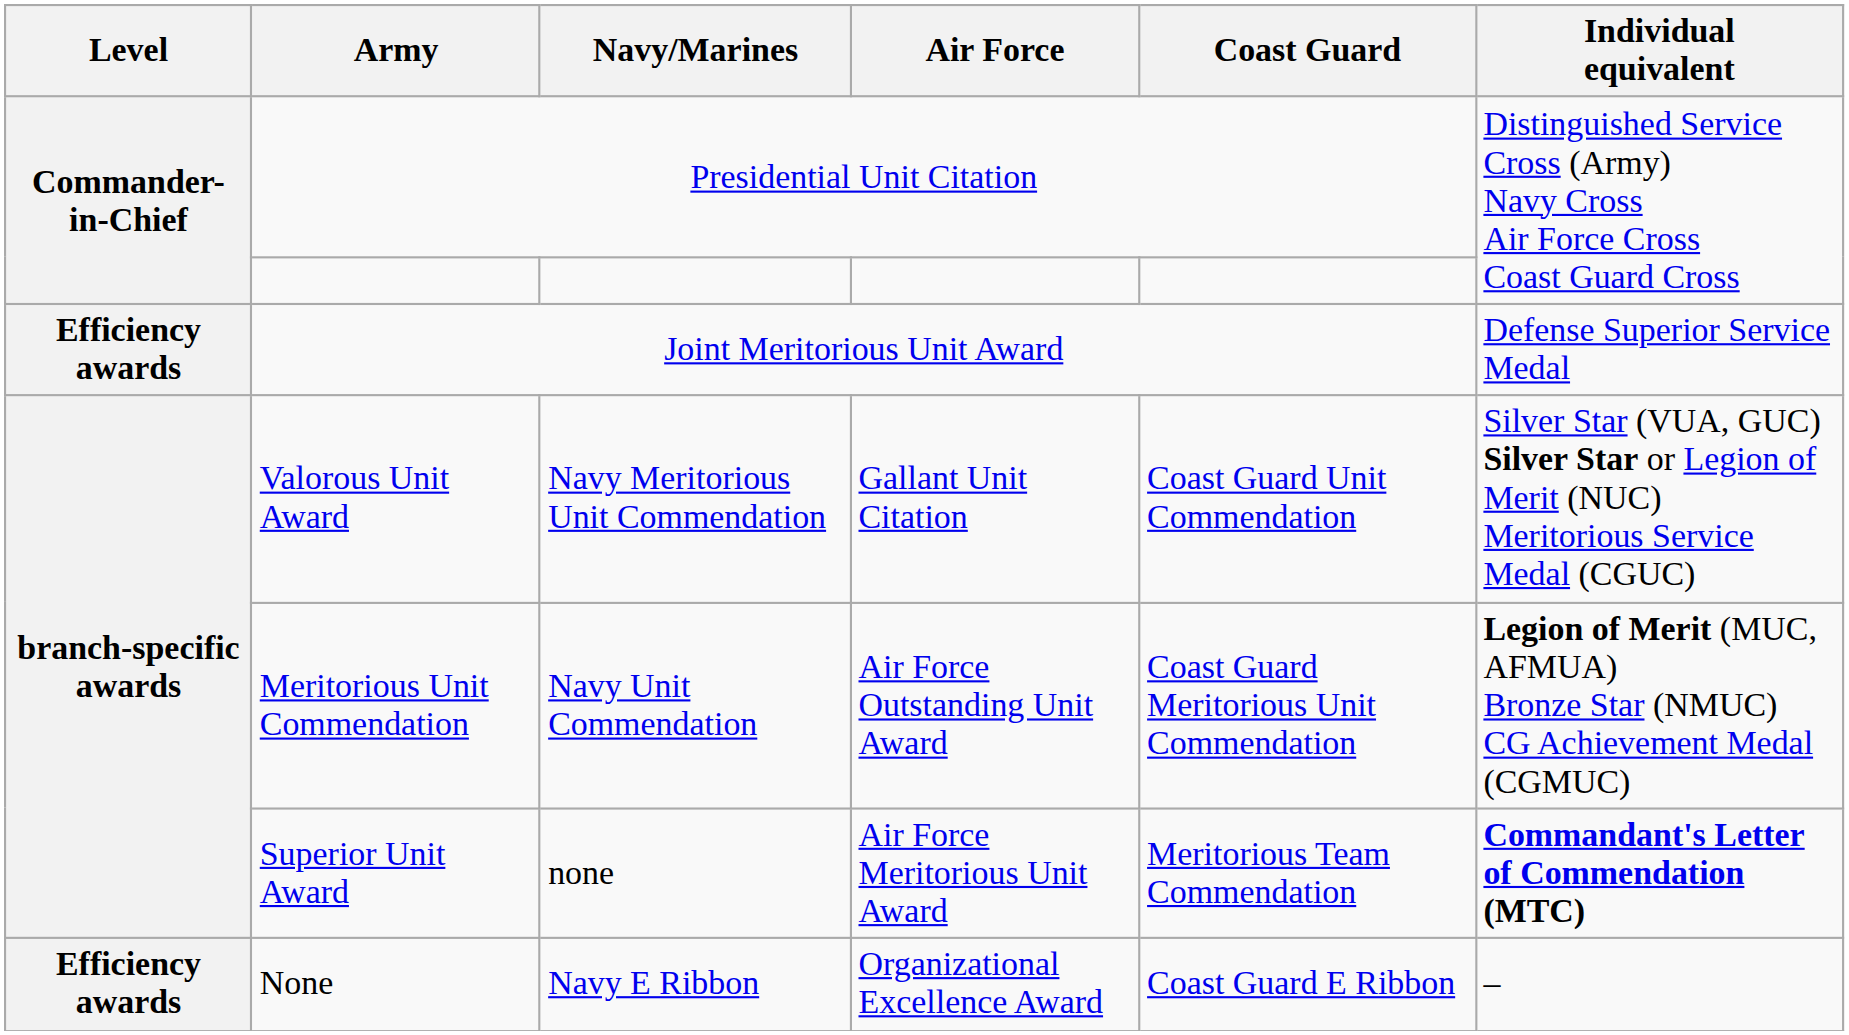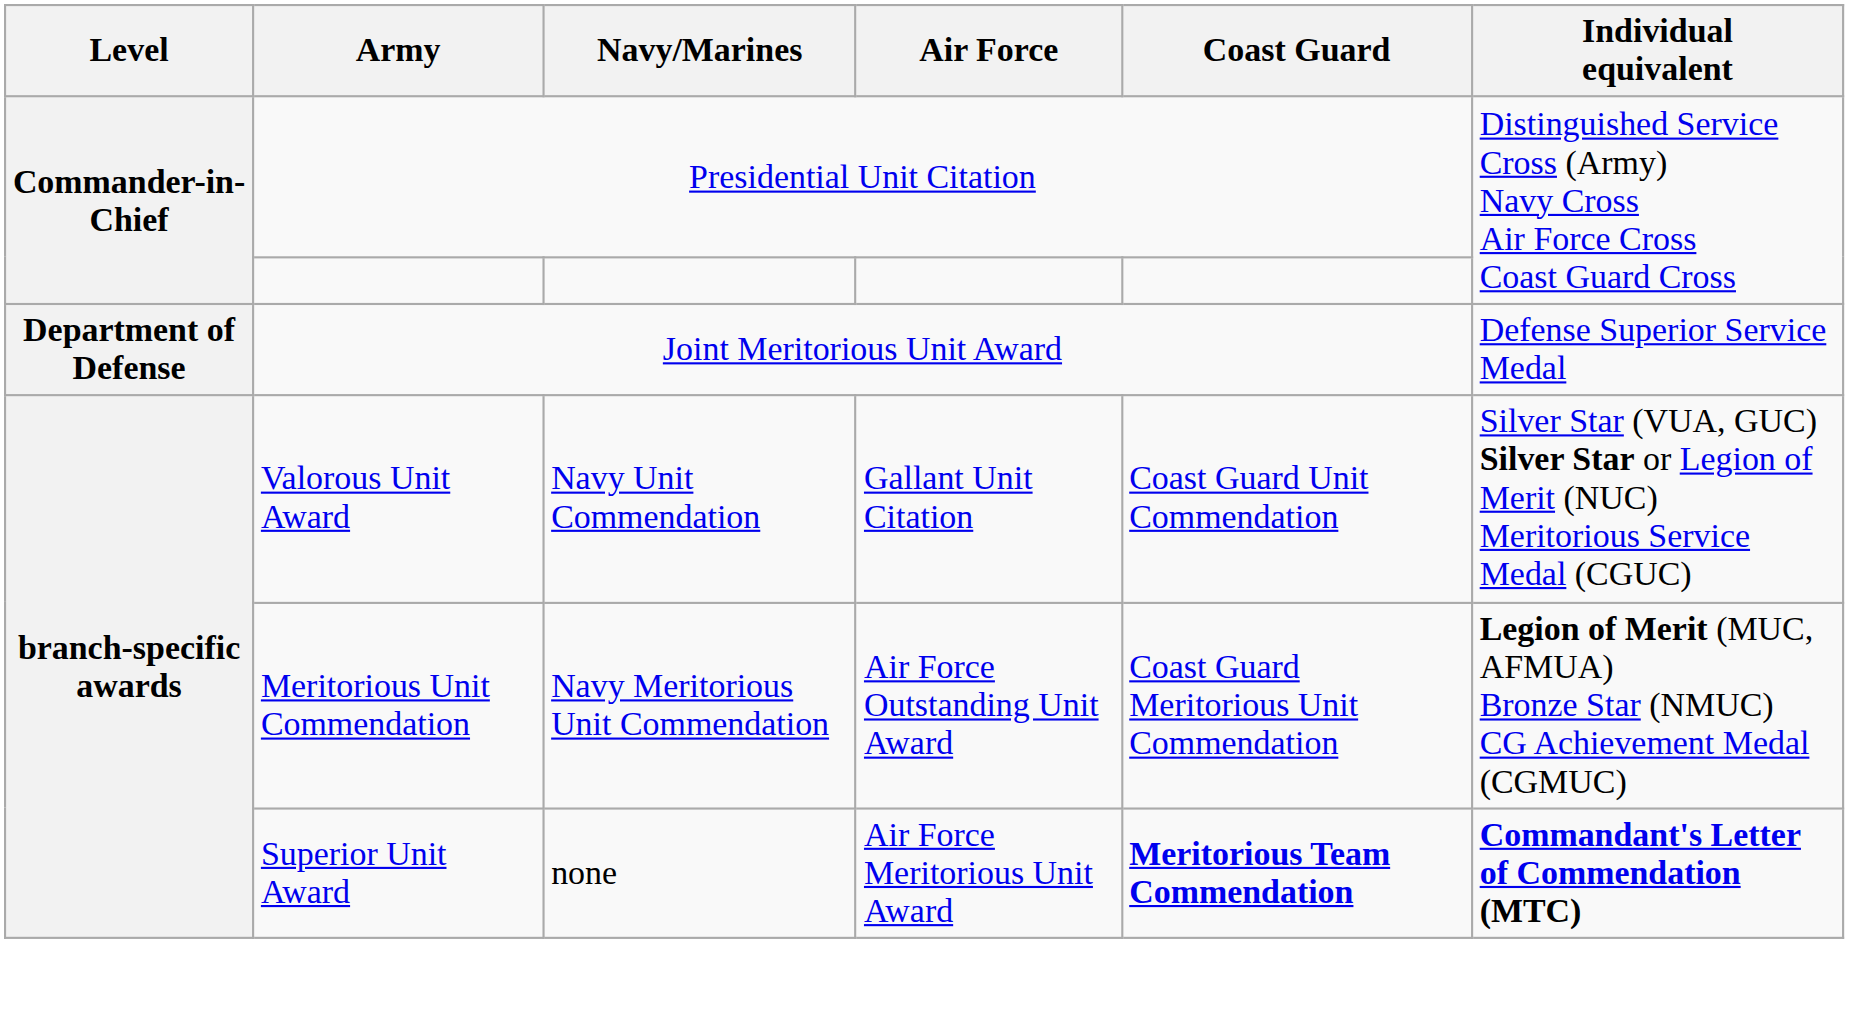(129, 348) Efficiency awards -> (129, 348) Department of Defense
(687, 498) Navy Meritorious Unit Commendation -> (656, 498) Navy Unit Commendation
(653, 704) Navy Unit Commendation -> (690, 704) Navy Meritorious Unit Commendation
(1269, 872) normal -> (1260, 872) bold
- row: (296, 983)
